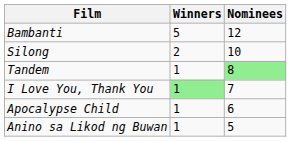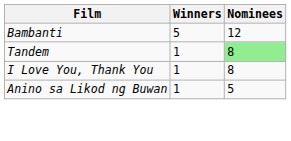- row: (28, 52)
(176, 89) lightgreen background -> (176, 70) no background
(231, 89) 7 -> (231, 70) 8
- row: (63, 108)
